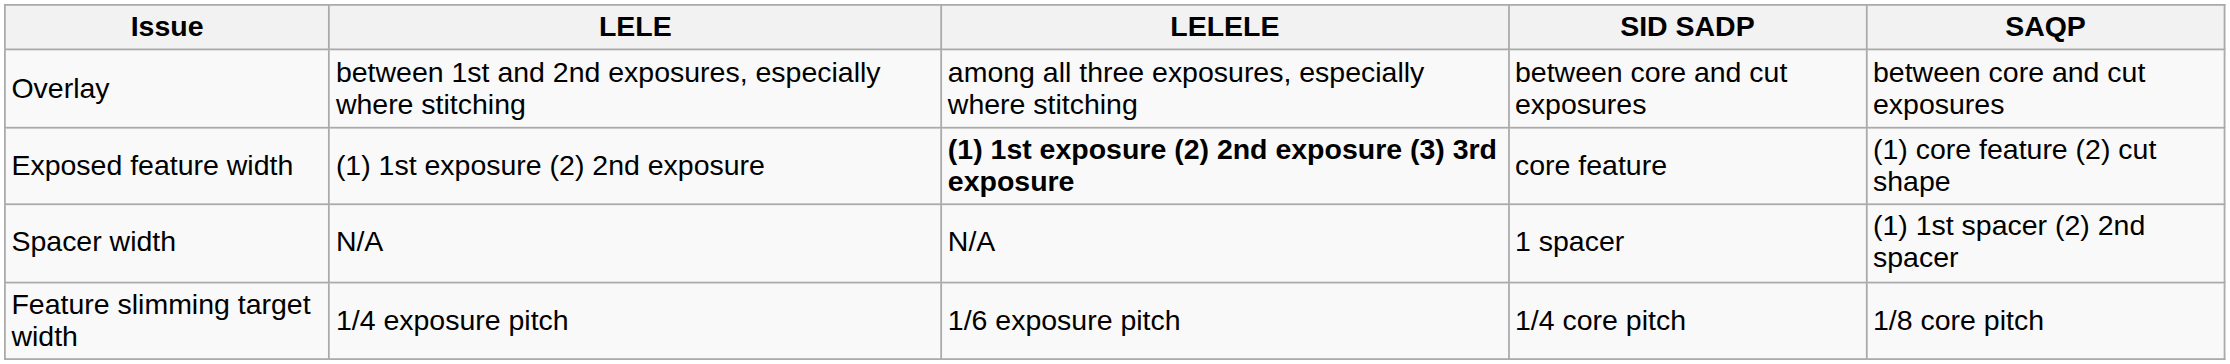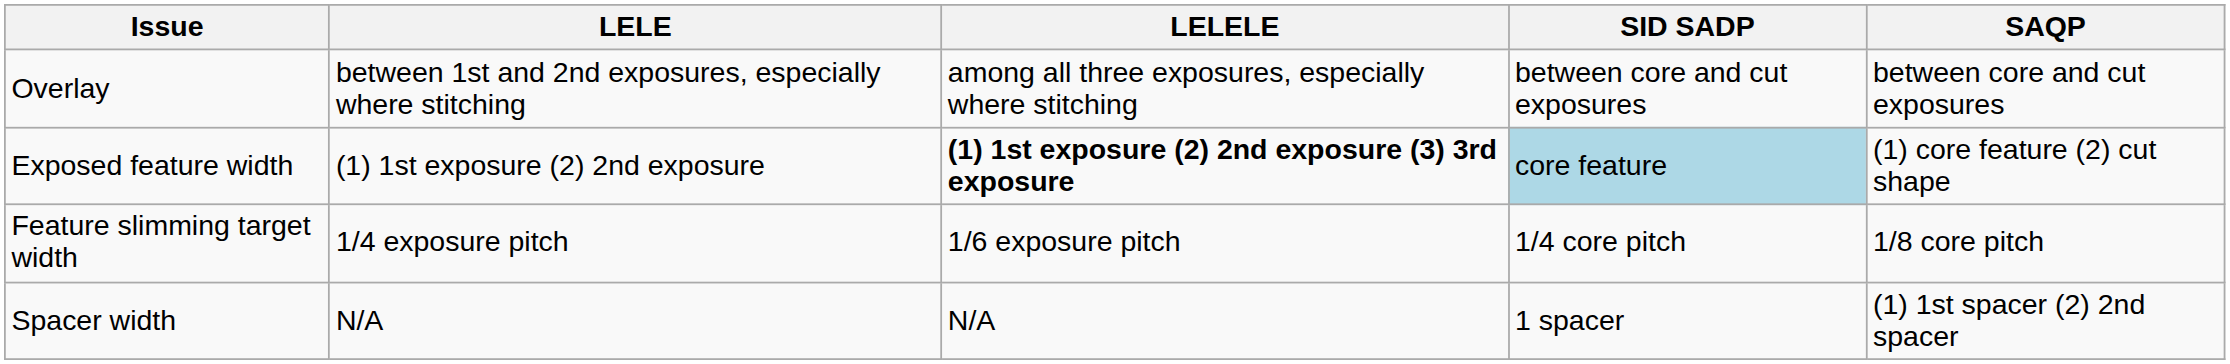(1591, 165) no background -> (1591, 165) lightblue background
rows swapped: (161, 319) <-> (94, 242)
